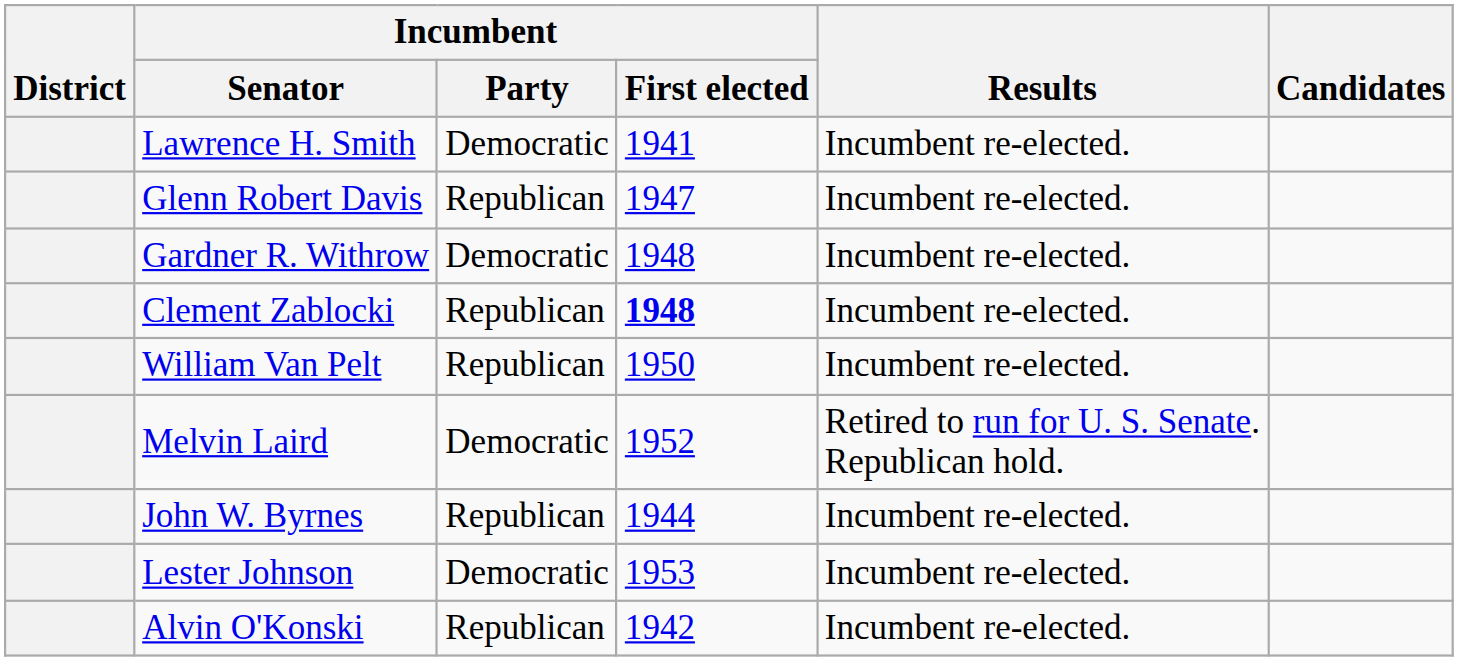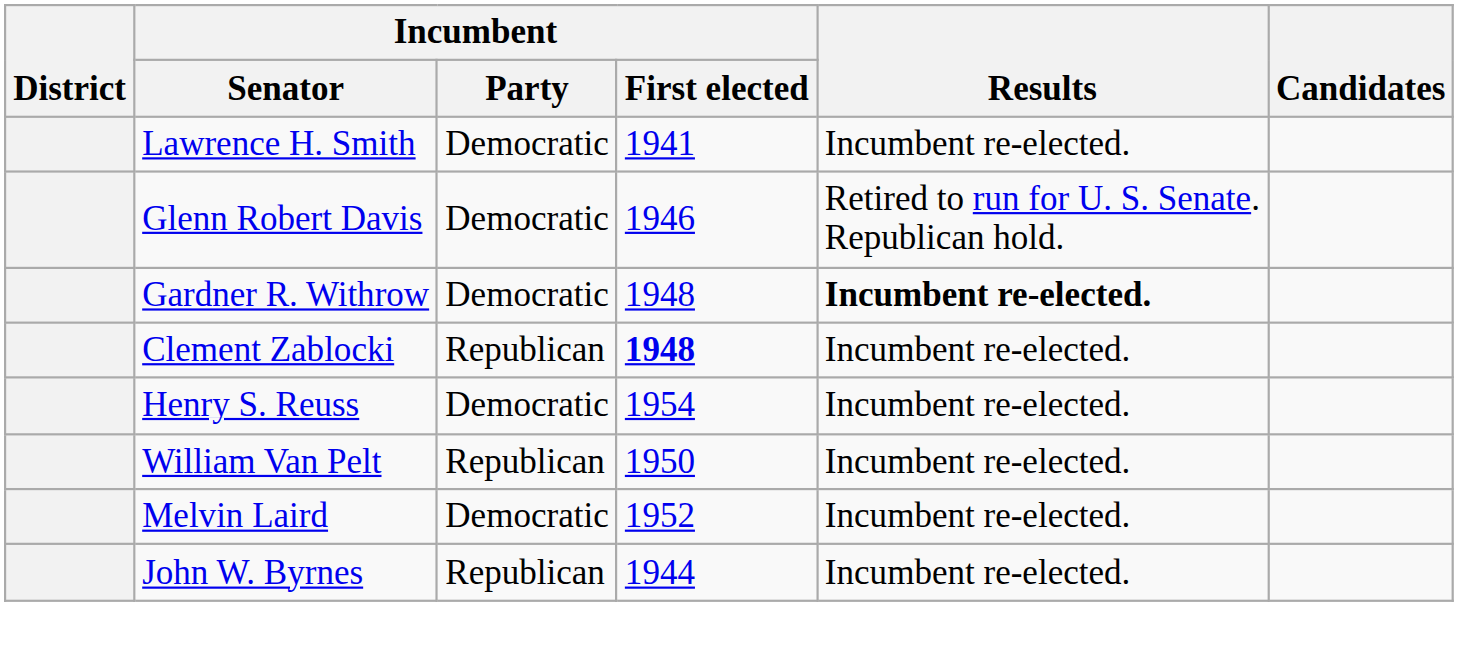(525, 198) Republican -> (527, 218) Democratic
(660, 198) 1947 -> (660, 218) 1946
(978, 198) Incumbent re-elected. -> (1042, 218) Retired to run for U. S. Senate. Republican hold.
(978, 254) normal -> (988, 293) bold
+ row: (251, 405)
(1042, 440) Retired to run for U. S. Senate. Republican hold. -> (978, 516) Incumbent re-elected.
- row: (248, 571)
- row: (253, 627)
